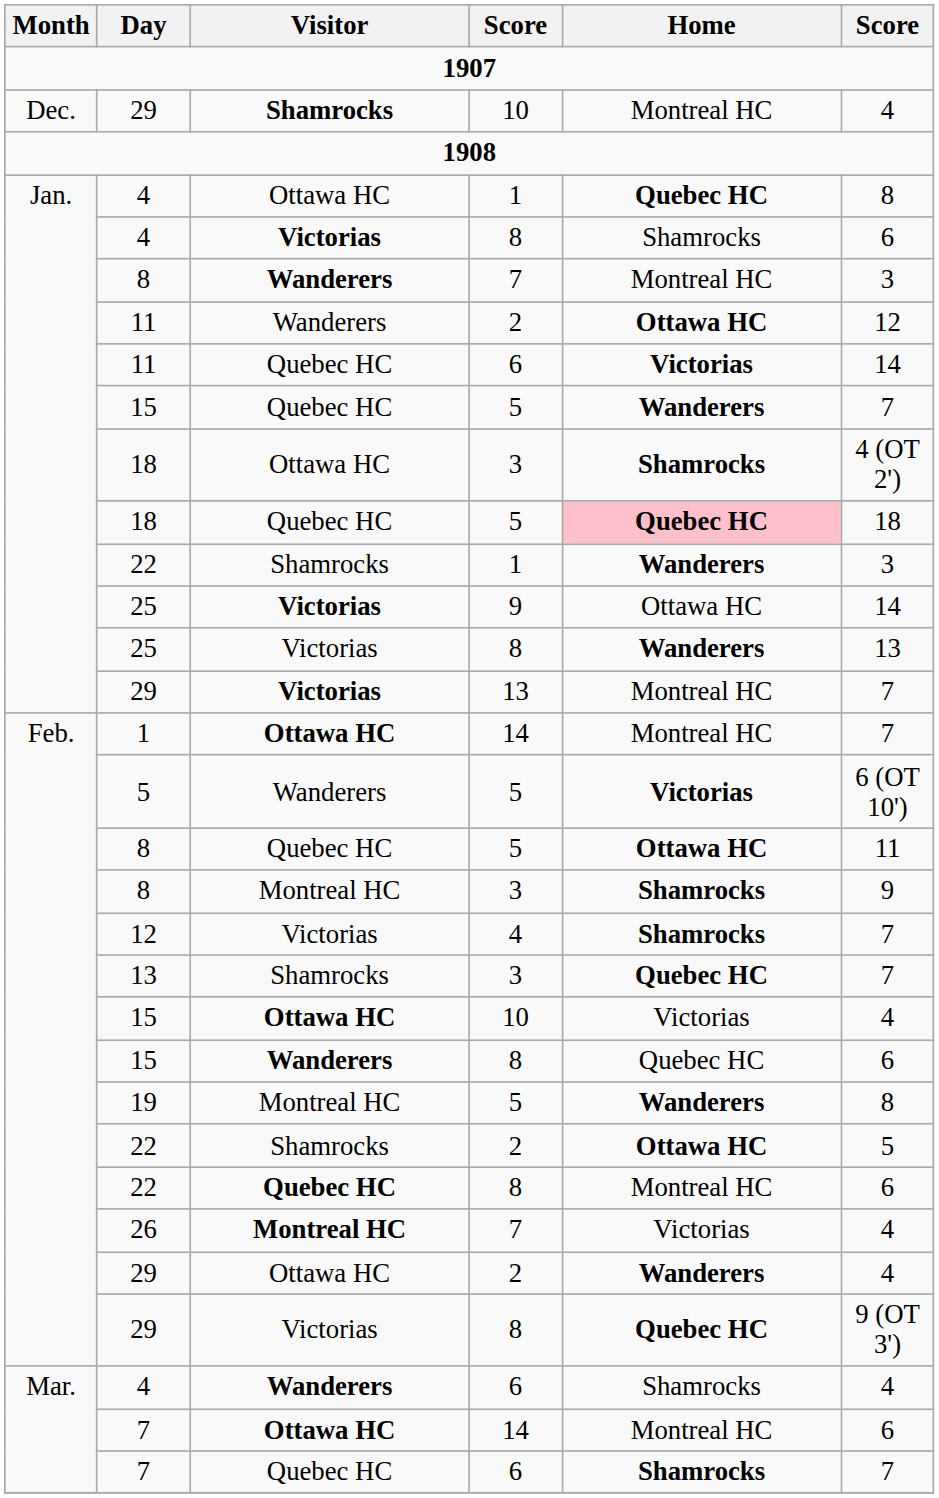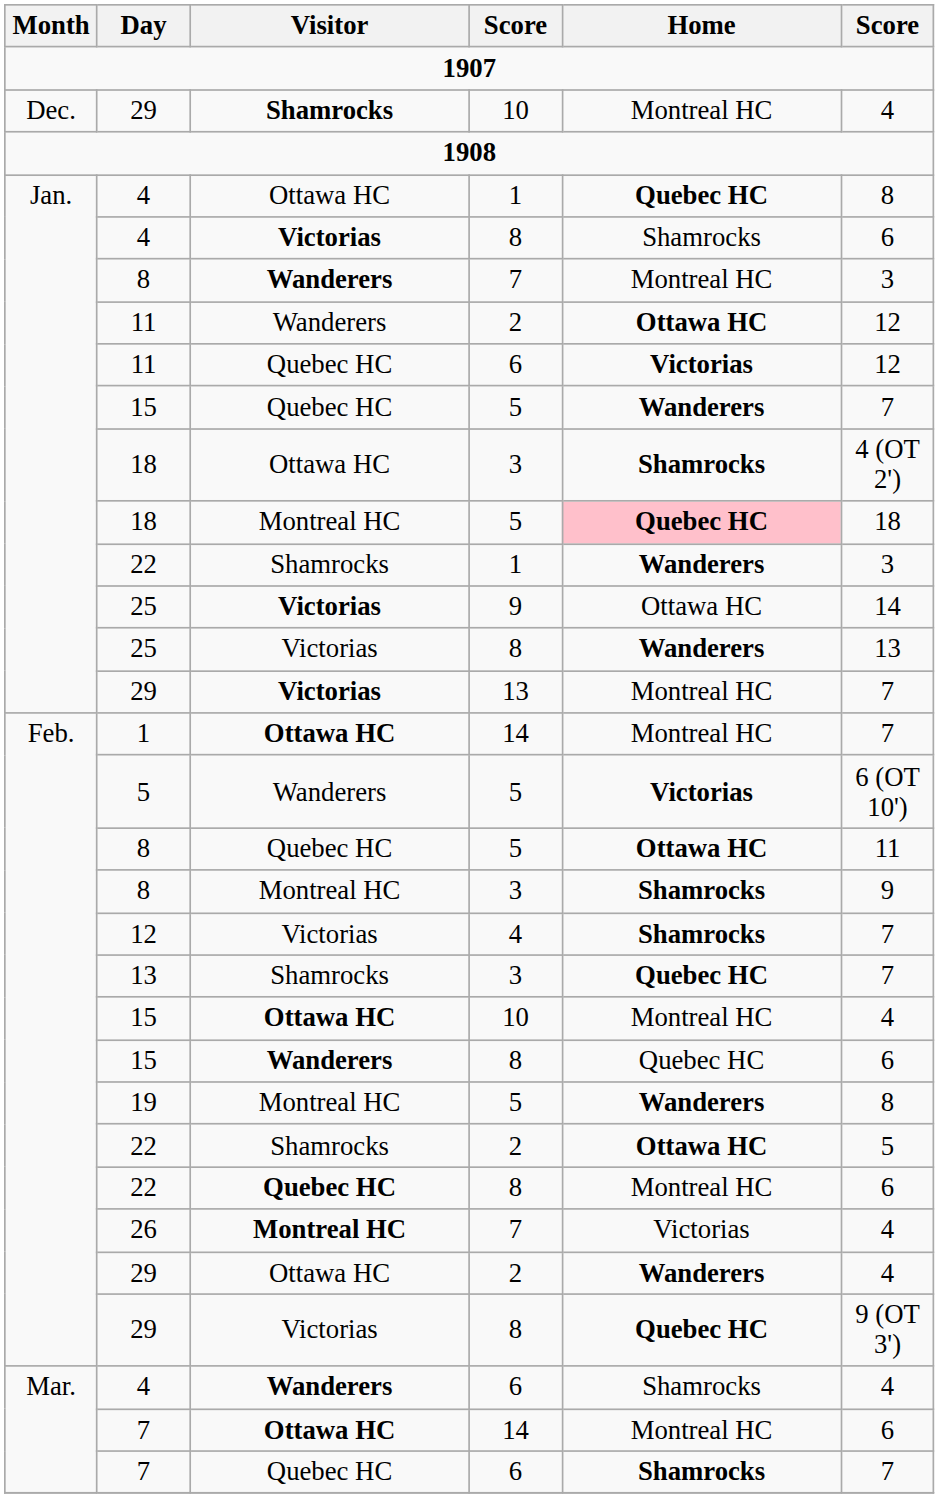(888, 364) 14 -> (888, 364) 12
(330, 521) Quebec HC -> (330, 521) Montreal HC
(702, 1018) Victorias -> (702, 1018) Montreal HC
